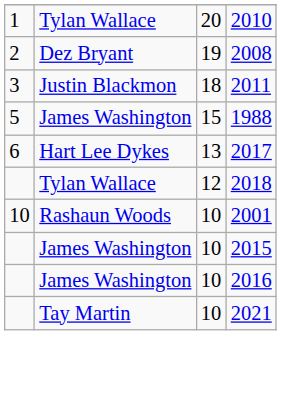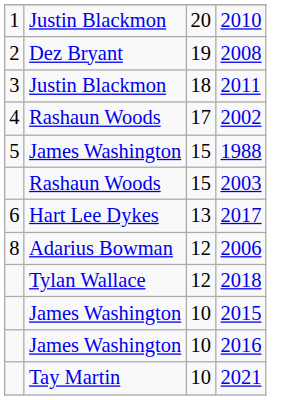(98, 20) Tylan Wallace -> (98, 20) Justin Blackmon
+ row: (241, 118)
+ row: (241, 183)
+ row: (241, 248)
- row: (251, 215)
